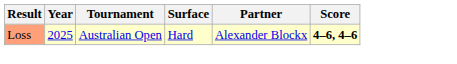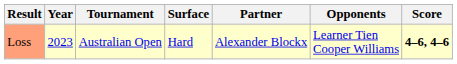+ column: (356, 14)
(60, 34) 2025 -> (60, 41) 2023
